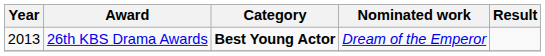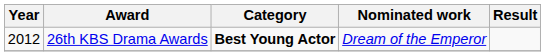(24, 39) 2013 -> (24, 39) 2012
